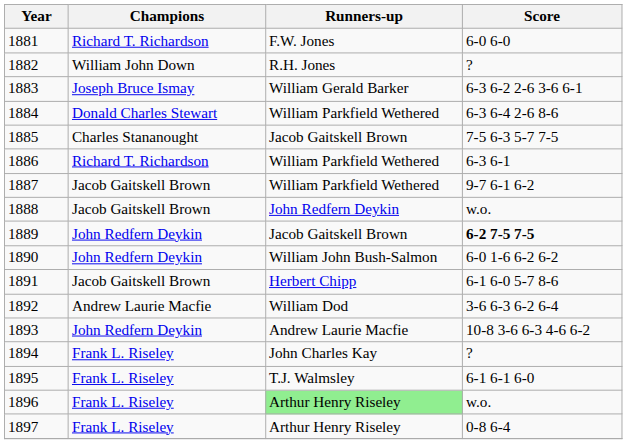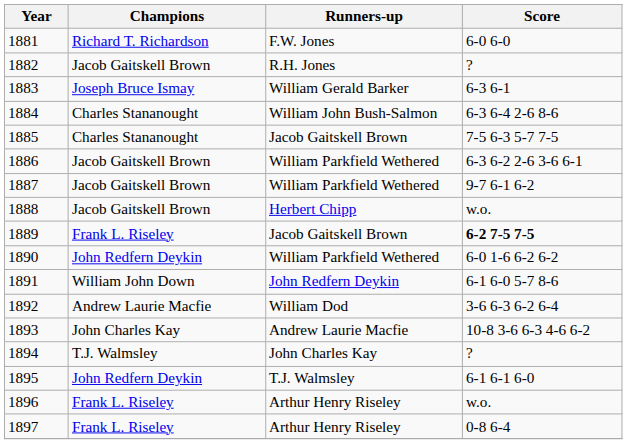(133, 64) William John Down -> (141, 64) Jacob Gaitskell Brown
(524, 88) 6-3 6-2 2-6 3-6 6-1 -> (488, 88) 6-3 6-1
(145, 112) Donald Charles Stewart -> (135, 112) Charles Stananought
(354, 112) William Parkfield Wethered -> (353, 112) William John Bush-Salmon
(140, 161) Richard T. Richardson -> (141, 161) Jacob Gaitskell Brown
(488, 161) 6-3 6-1 -> (524, 161) 6-3 6-2 2-6 3-6 6-1
(334, 209) John Redfern Deykin -> (313, 209) Herbert Chipp
(137, 233) John Redfern Deykin -> (123, 233) Frank L. Riseley
(353, 257) William John Bush-Salmon -> (354, 257) William Parkfield Wethered
(141, 281) Jacob Gaitskell Brown -> (133, 281) William John Down
(313, 281) Herbert Chipp -> (334, 281) John Redfern Deykin
(137, 329) John Redfern Deykin -> (126, 329) John Charles Kay
(123, 354) Frank L. Riseley -> (115, 354) T.J. Walmsley
(123, 378) Frank L. Riseley -> (137, 378) John Redfern Deykin
(335, 402) lightgreen background -> (335, 402) no background
